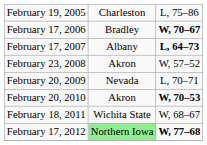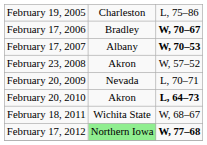(179, 47) L, 64–73 -> (179, 47) W, 70–53
(179, 98) W, 70–53 -> (179, 98) L, 64–73
